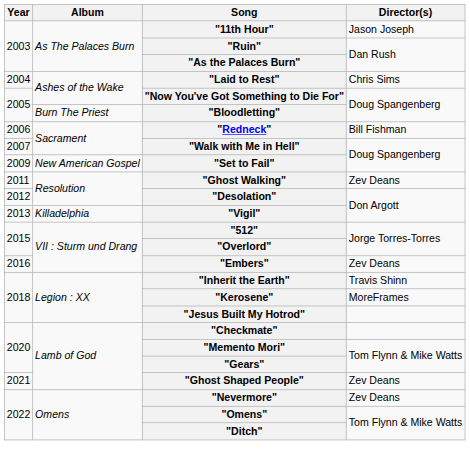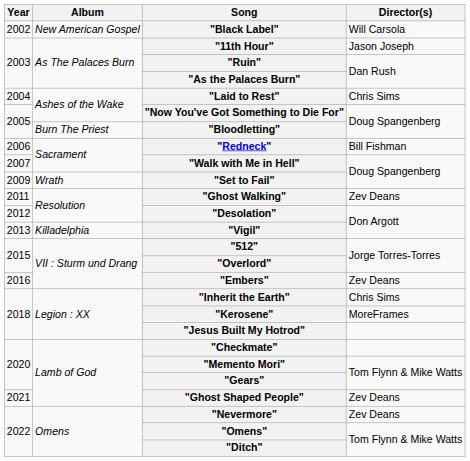+ row: (244, 29)
(87, 163) New American Gospel -> (49, 180) Wrath
(378, 280) Travis Shinn -> (374, 297) Chris Sims
